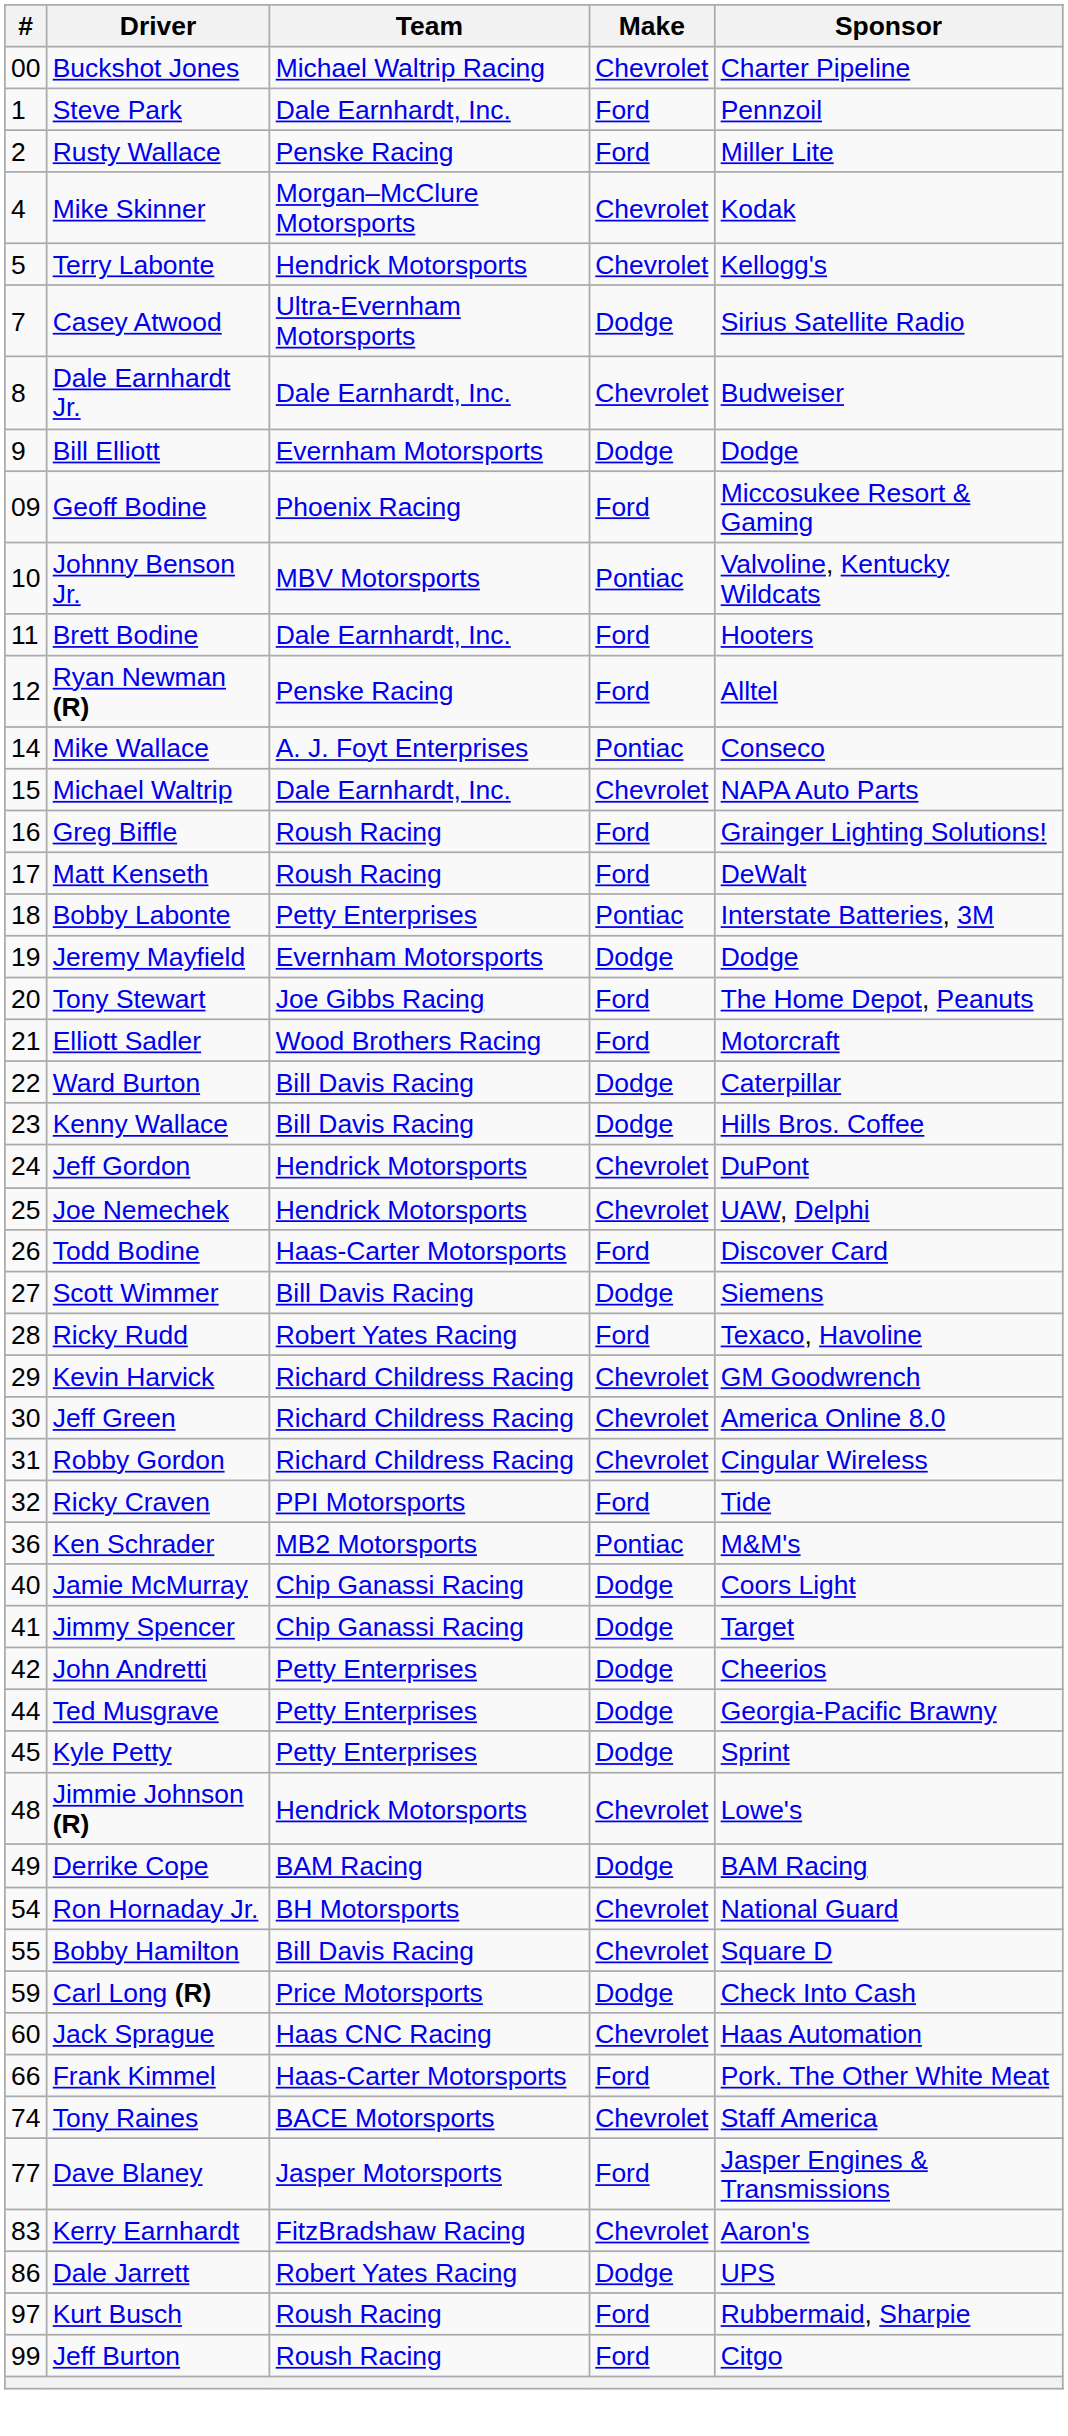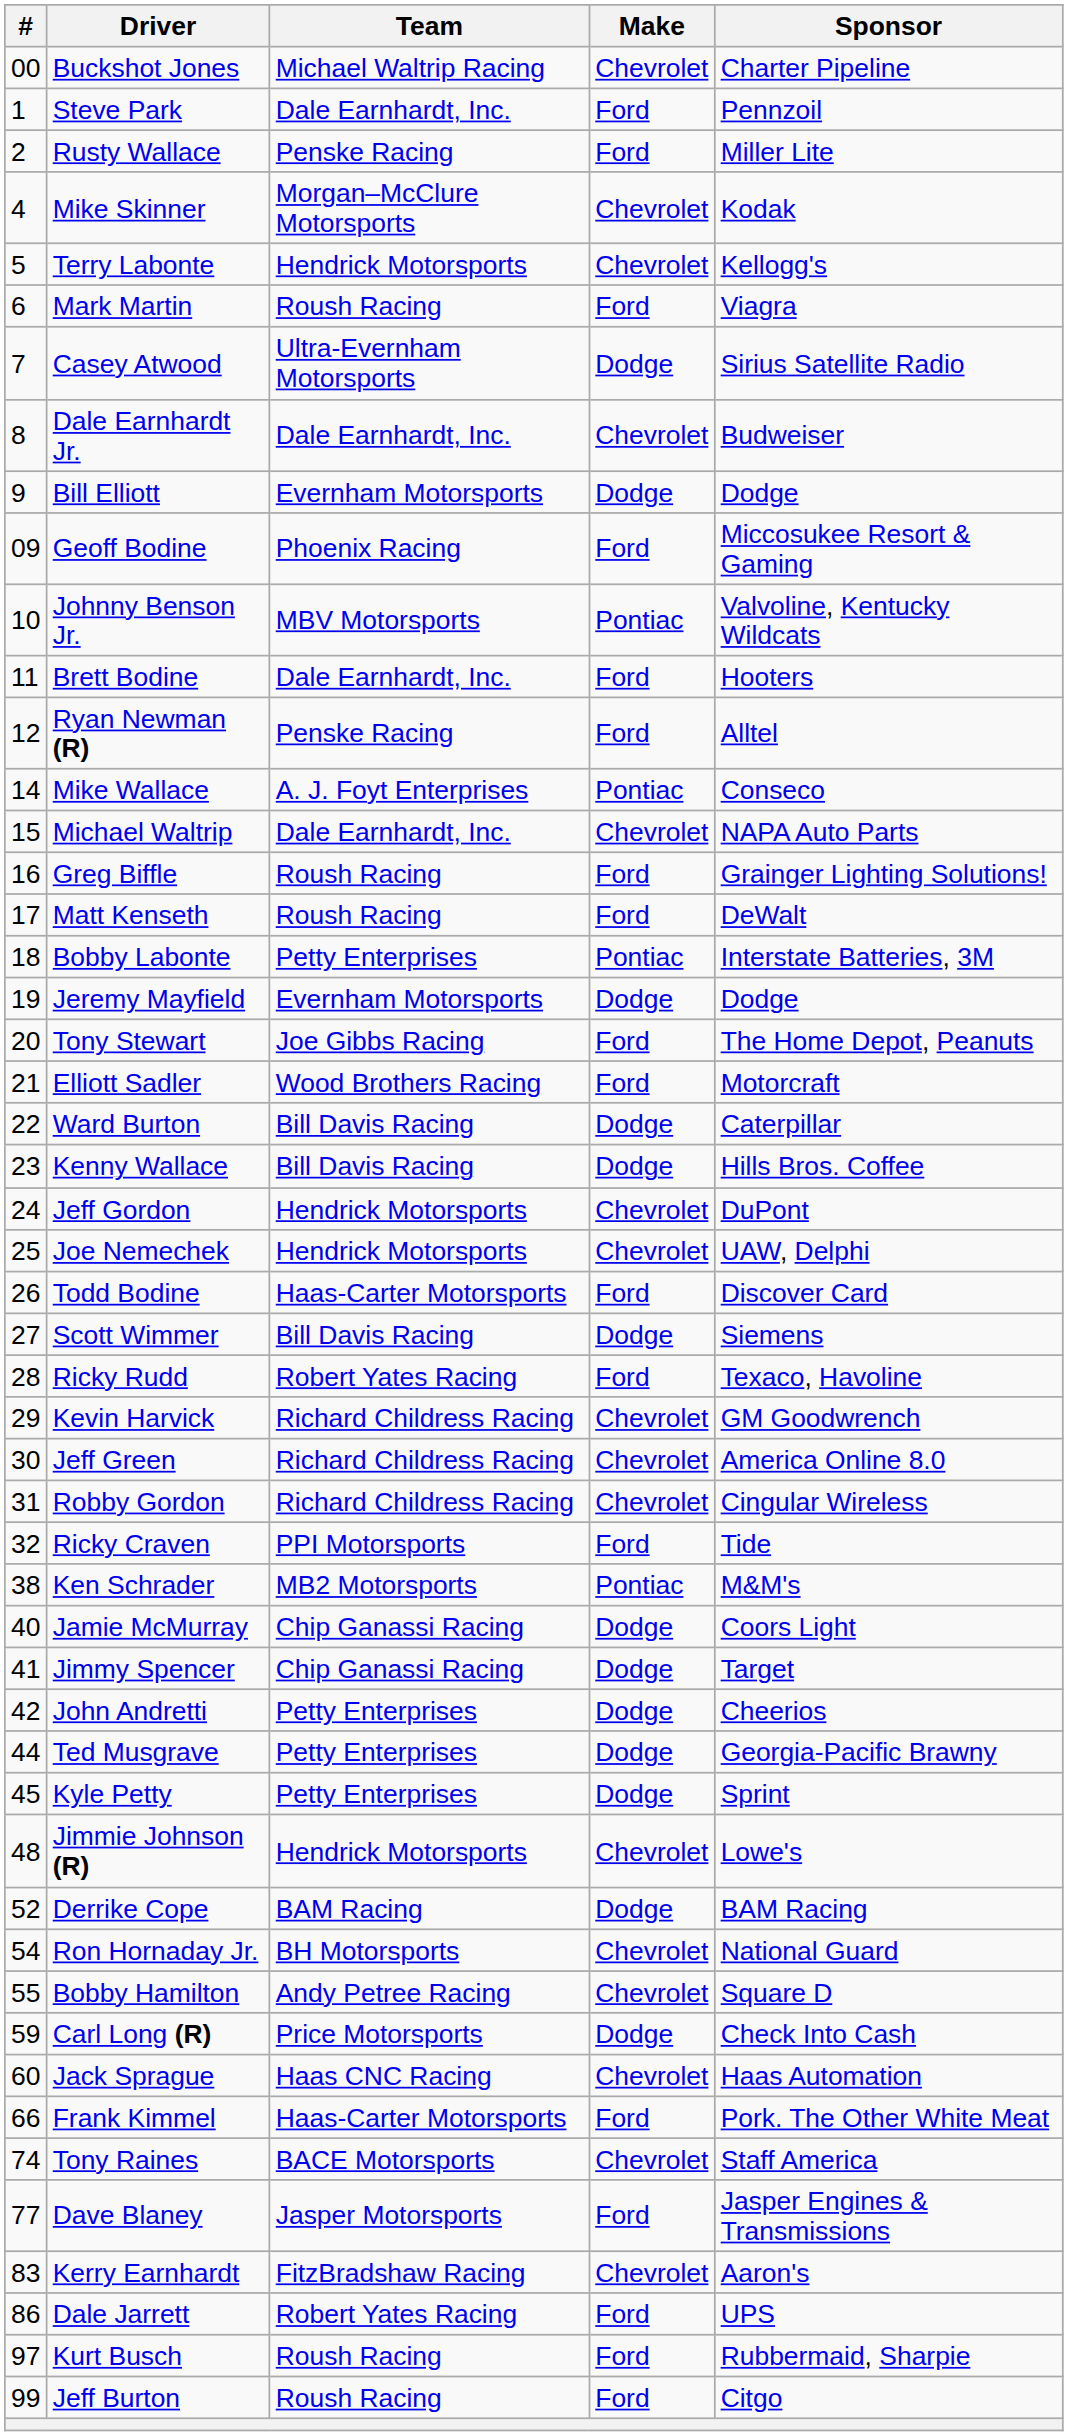+ row: (122, 307)
(26, 1543) 36 -> (26, 1585) 38
(26, 1866) 49 -> (26, 1908) 52
(375, 1950) Bill Davis Racing -> (393, 1992) Andy Petree Racing
(634, 2272) Dodge -> (622, 2314) Ford
